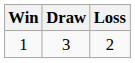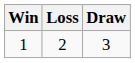columns swapped: (66, 17) <-> (110, 17)
